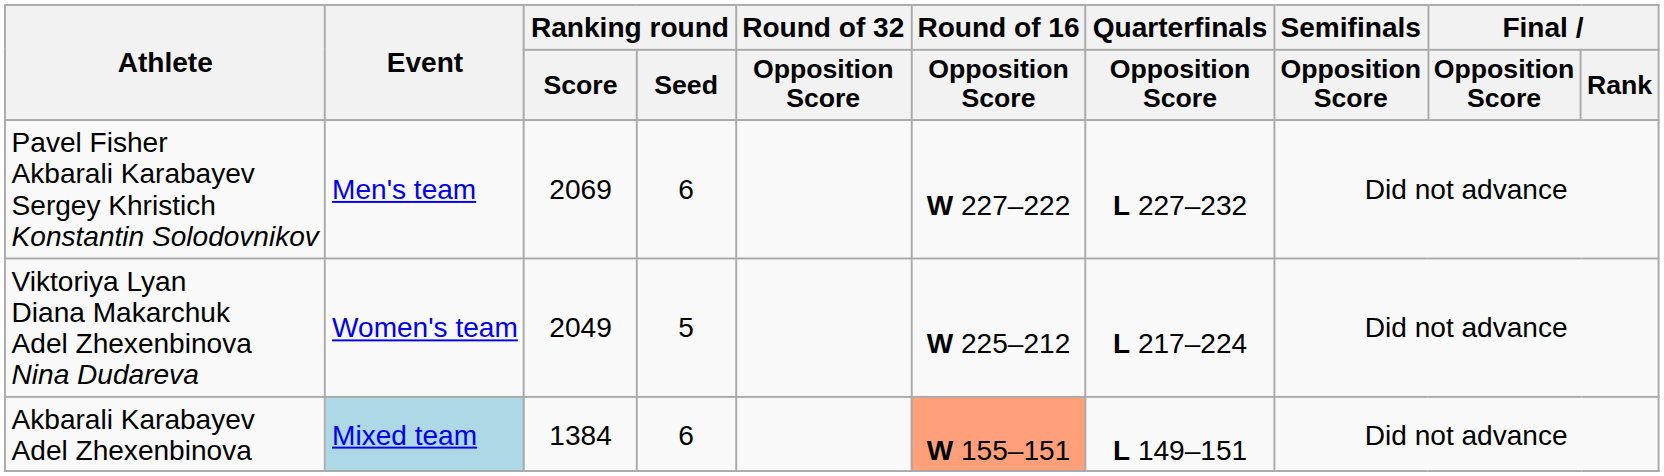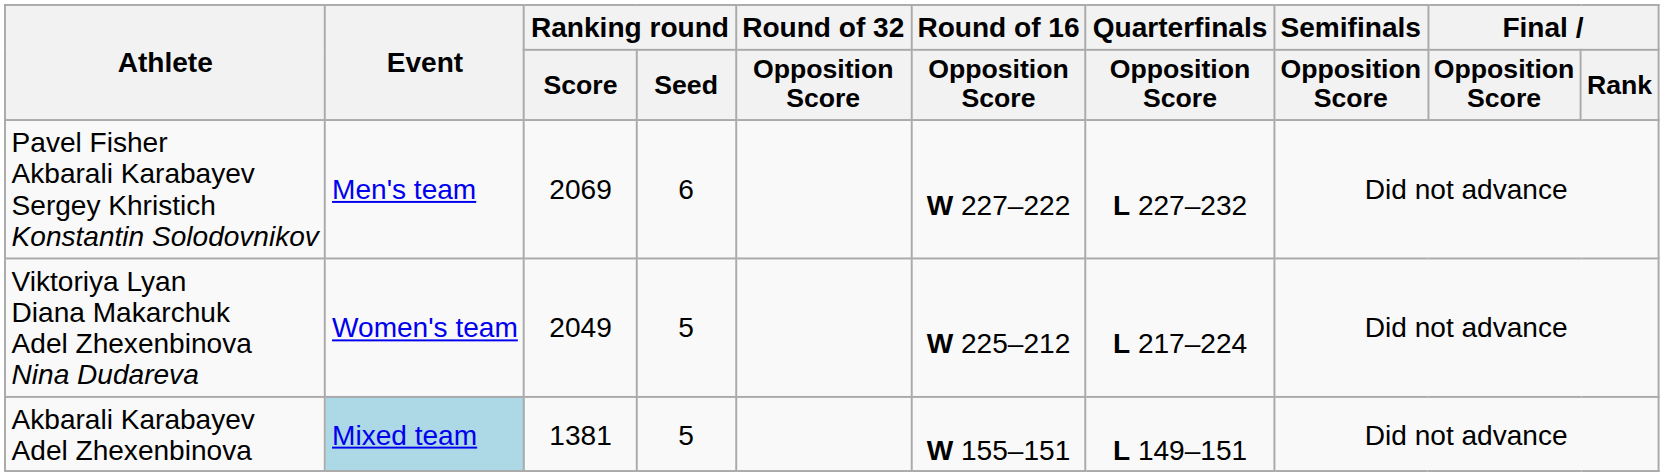(581, 435) 1384 -> (581, 435) 1381
(686, 435) 6 -> (686, 435) 5
(998, 450) lightsalmon background -> (998, 450) no background
